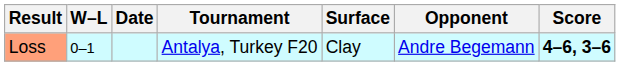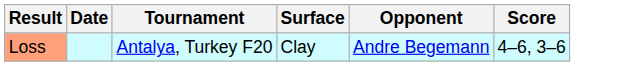- column: (89, 18)
(577, 46) bold -> (532, 46) normal
